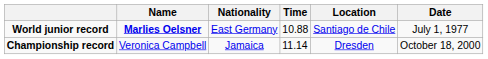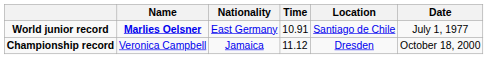(295, 29) 10.88 -> (295, 29) 10.91
(295, 45) 11.14 -> (295, 45) 11.12
